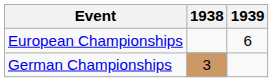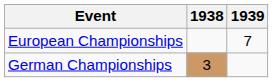(248, 40) 6 -> (248, 40) 7
